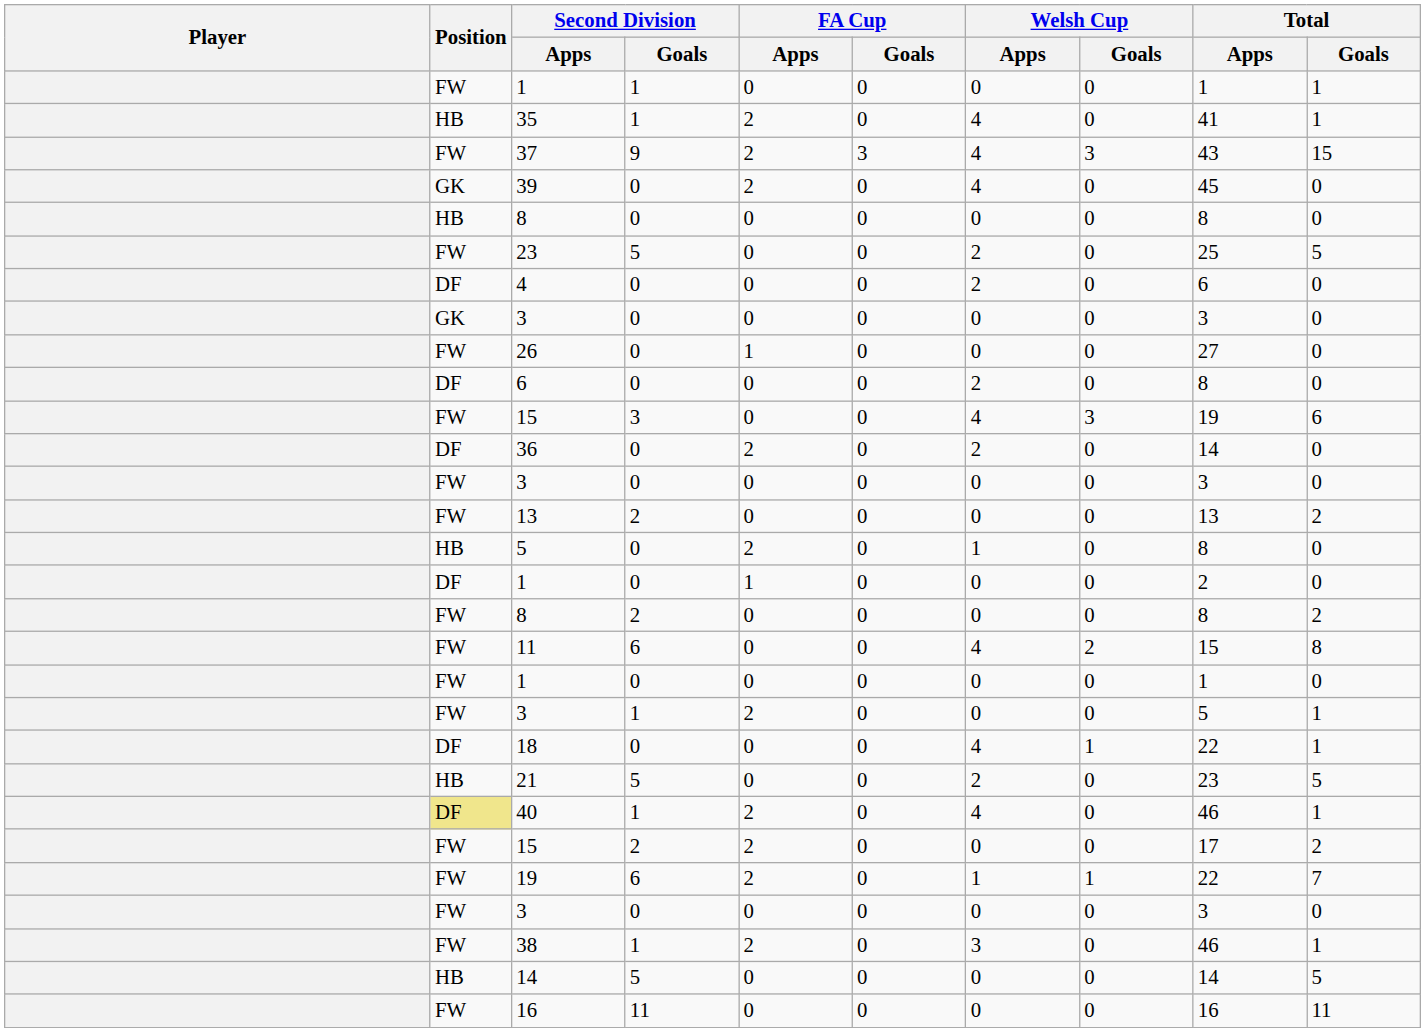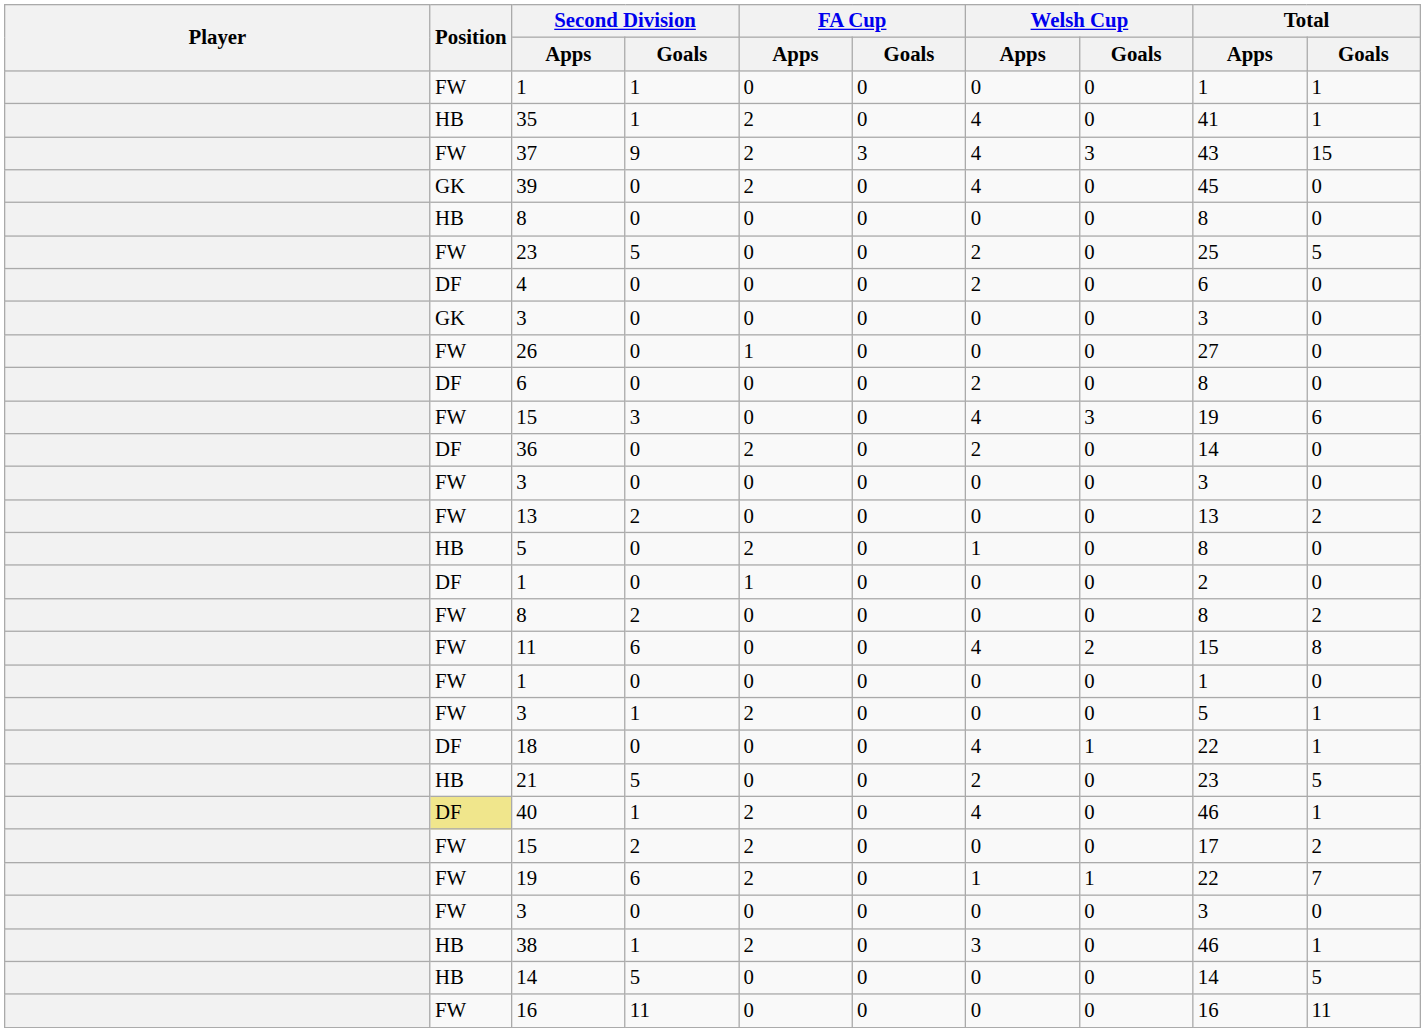(451, 944) FW -> (449, 944) HB
